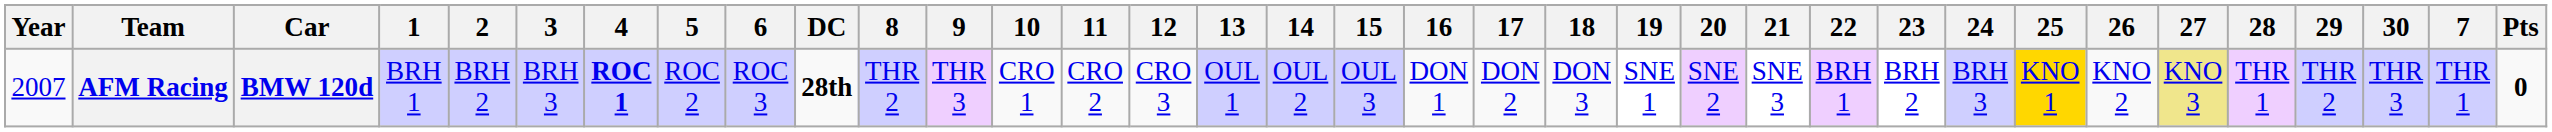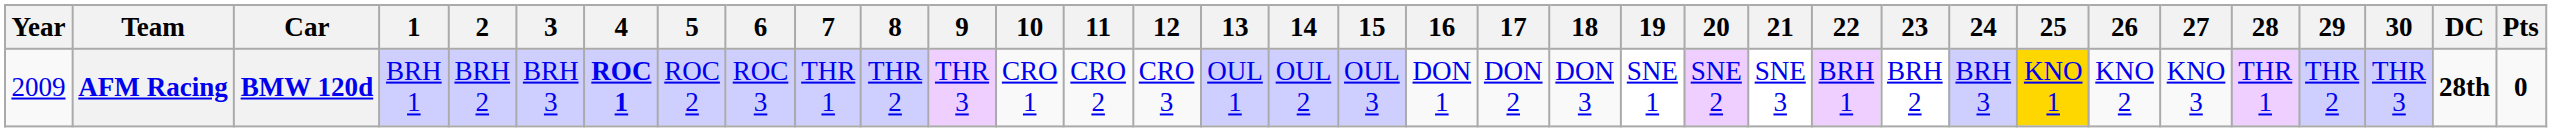columns swapped: (2463, 26) <-> (827, 26)
(38, 86) 2007 -> (38, 86) 2009
(2193, 86) khaki background -> (2196, 86) no background
